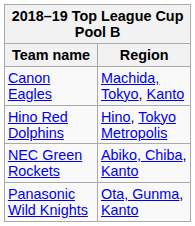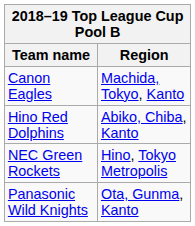(138, 125) Hino, Tokyo Metropolis -> (144, 125) Abiko, Chiba, Kanto
(144, 163) Abiko, Chiba, Kanto -> (138, 163) Hino, Tokyo Metropolis
